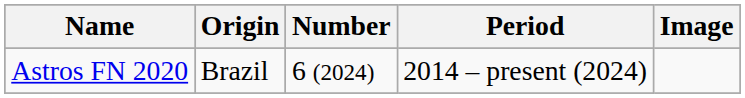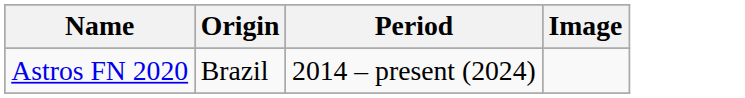- column: (341, 26)
